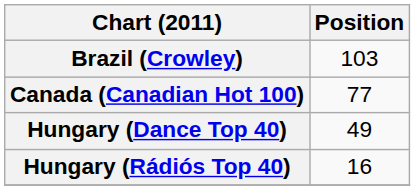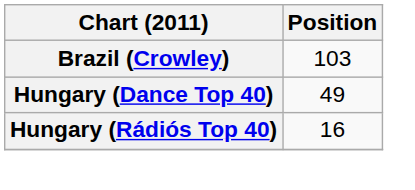- row: (157, 94)
